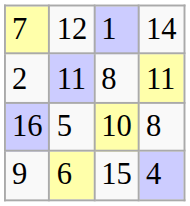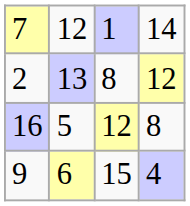(71, 77) 11 -> (72, 77) 13
(161, 77) 11 -> (161, 77) 12
(117, 126) 10 -> (117, 126) 12
